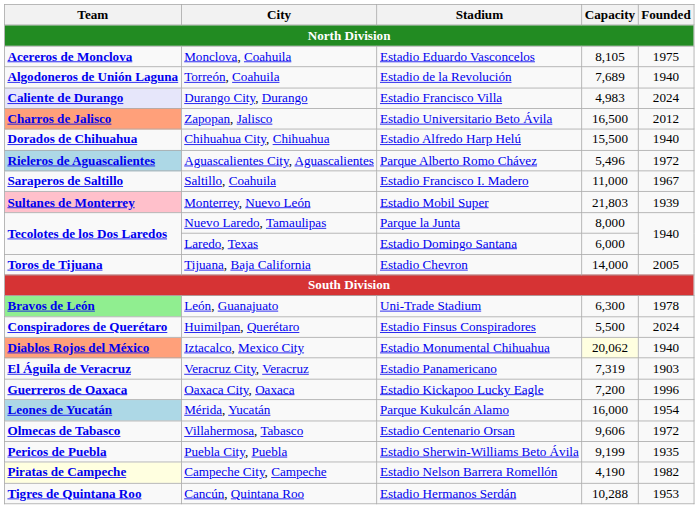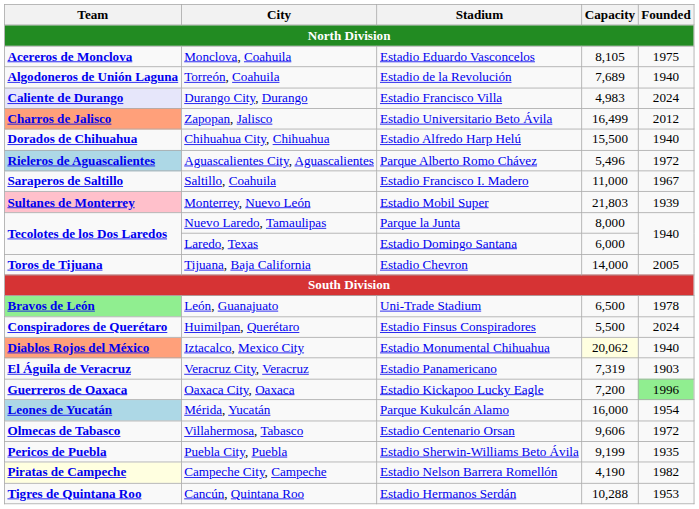(610, 118) 16,500 -> (610, 118) 16,499
(610, 306) 6,300 -> (610, 306) 6,500
(666, 389) no background -> (666, 389) lightgreen background
